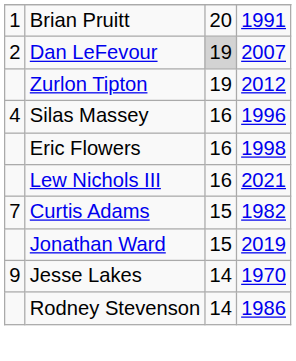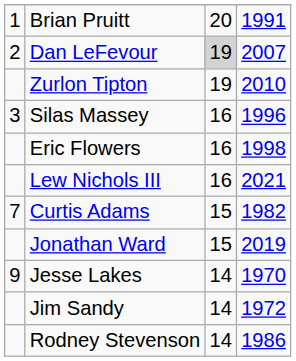(264, 84) 2012 -> (264, 84) 2010
(15, 116) 4 -> (15, 116) 3
+ row: (77, 308)
